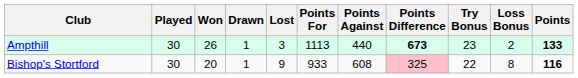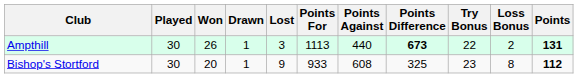(469, 45) 23 -> (469, 45) 22
(552, 45) 133 -> (552, 45) 131
(417, 63) pink background -> (417, 63) no background
(469, 63) 22 -> (469, 63) 23
(552, 63) 116 -> (552, 63) 112
